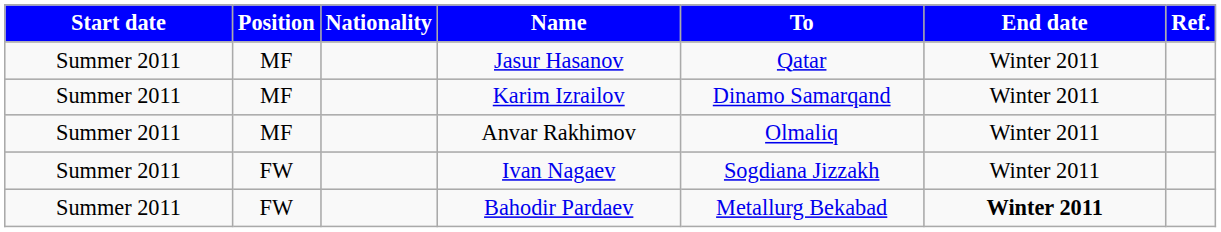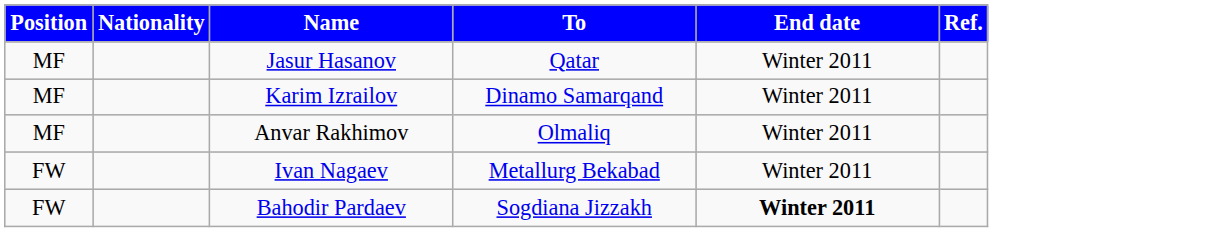- column: (119, 23)
(802, 170) Sogdiana Jizzakh -> (574, 170) Metallurg Bekabad
(802, 207) Metallurg Bekabad -> (574, 207) Sogdiana Jizzakh
